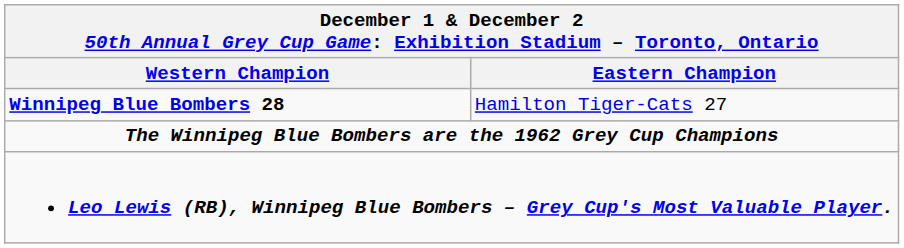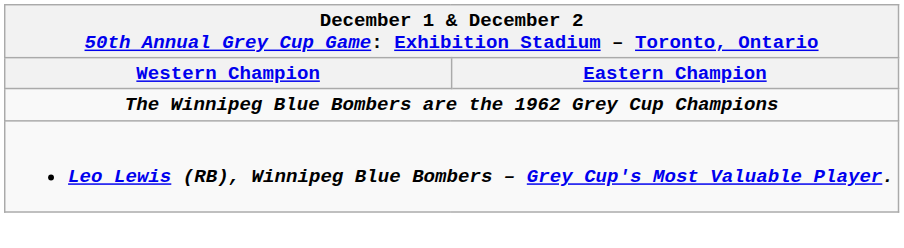- row: (147, 105)
